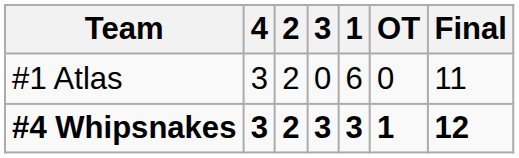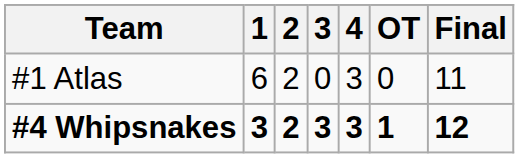columns swapped: (354, 29) <-> (259, 29)
